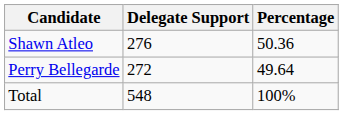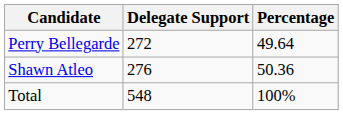rows swapped: (51, 43) <-> (64, 69)
